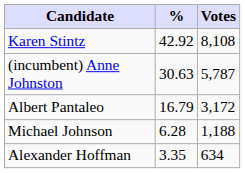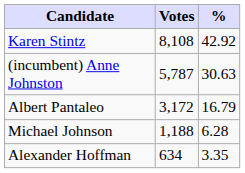columns swapped: (218, 16) <-> (176, 16)
